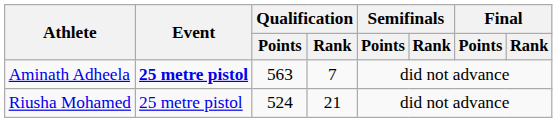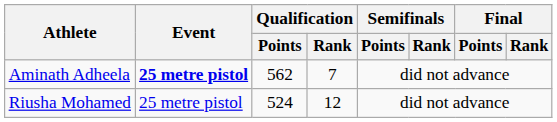(280, 74) 563 -> (280, 74) 562
(332, 103) 21 -> (332, 103) 12
